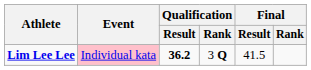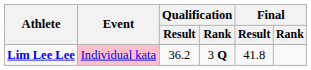(179, 55) bold -> (179, 55) normal
(254, 55) 41.5 -> (254, 55) 41.8
